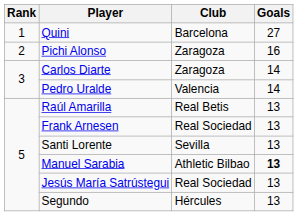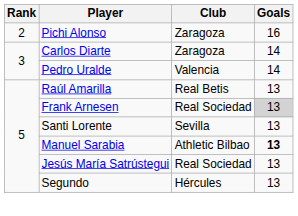- row: (55, 32)
(274, 126) no background -> (274, 107) lightgrey background
